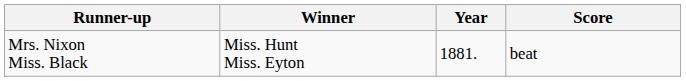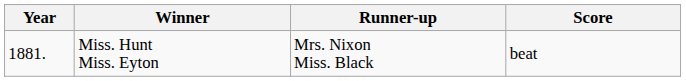columns swapped: (471, 17) <-> (112, 17)
